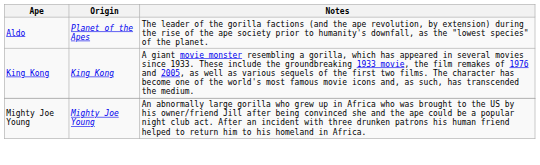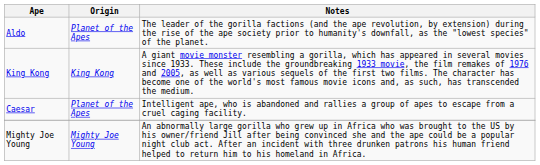+ row: (21, 109)
